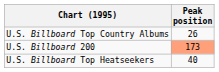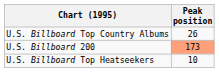(193, 60) 40 -> (193, 60) 10
